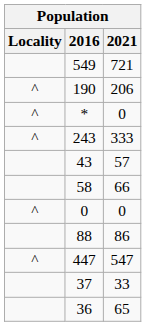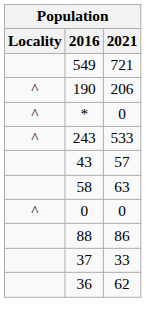(122, 138) 333 -> (122, 138) 533
(122, 187) 66 -> (122, 187) 63
- row: (84, 260)
(122, 308) 65 -> (122, 284) 62
